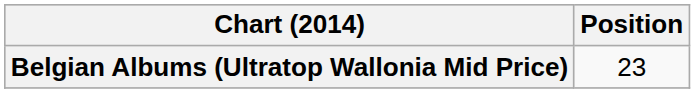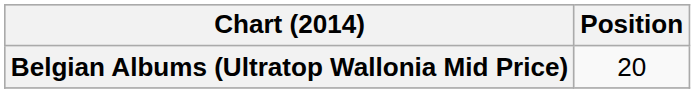(632, 66) 23 -> (632, 66) 20
